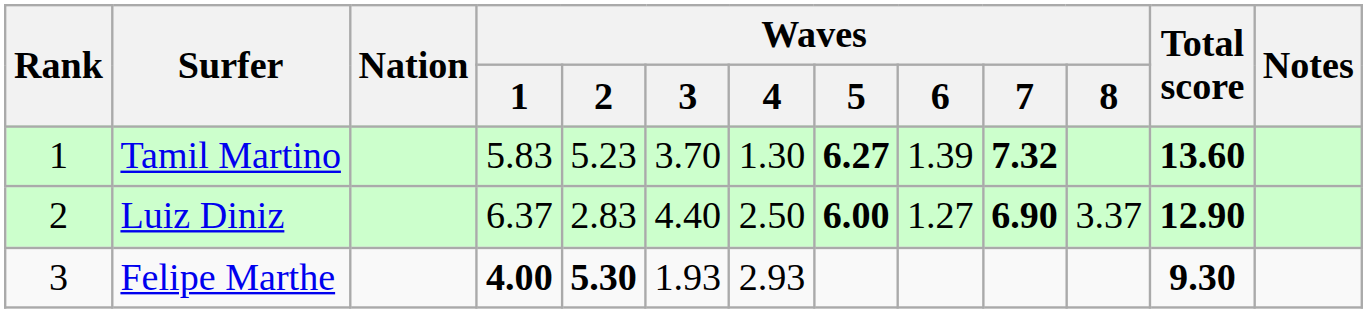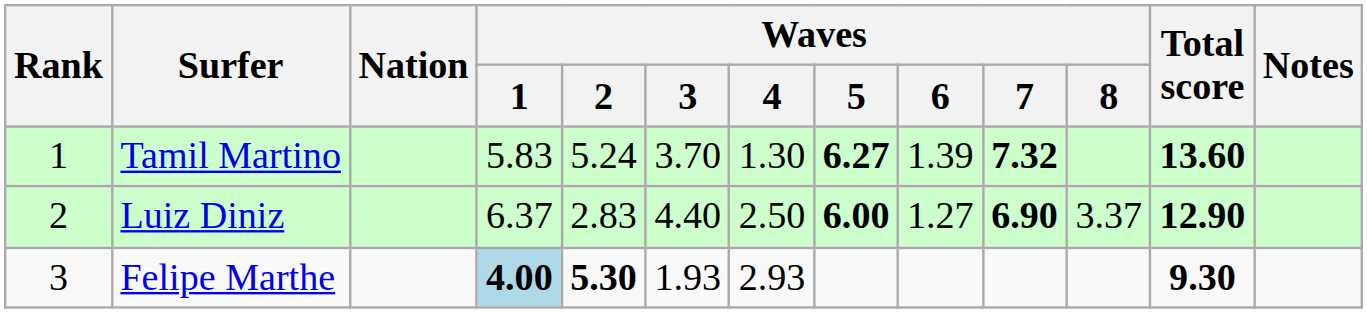(604, 155) 5.23 -> (604, 155) 5.24
(519, 276) no background -> (519, 276) lightblue background
